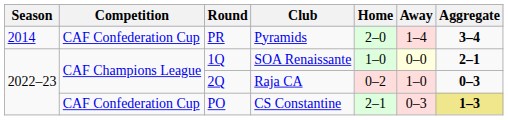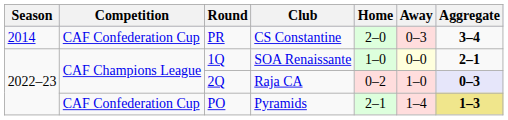(281, 37) Pyramids -> (298, 37) CS Constantine
(416, 37) 1–4 -> (416, 37) 0–3
(470, 81) no background -> (470, 81) lavender background
(298, 103) CS Constantine -> (281, 103) Pyramids
(416, 103) 0–3 -> (416, 103) 1–4
